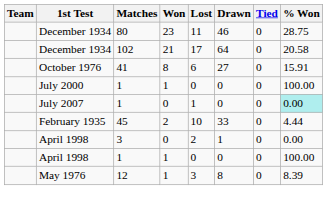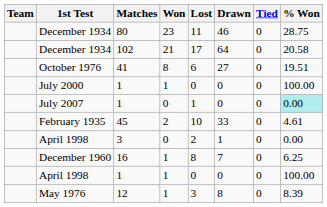(296, 67) 15.91 -> (296, 67) 19.51
(293, 121) 4.44 -> (293, 121) 4.61
+ row: (75, 157)
